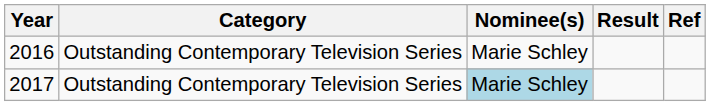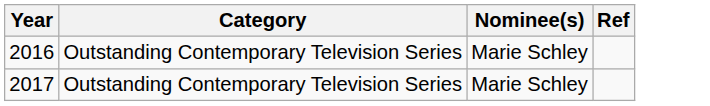- column: (628, 20)
(530, 84) lightblue background -> (530, 84) no background
